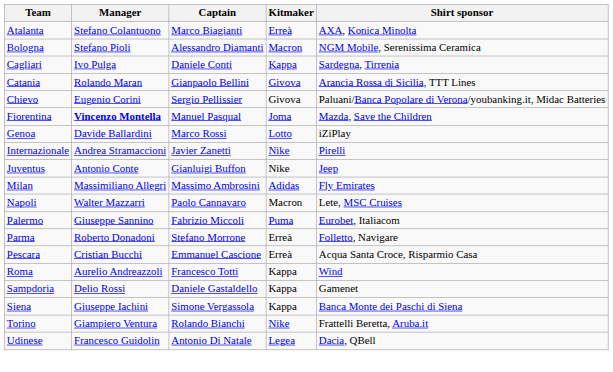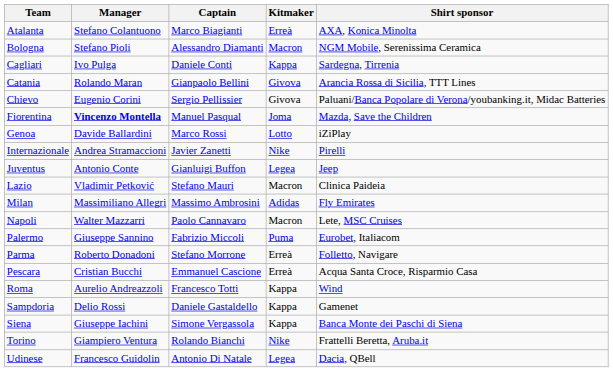(279, 168) Nike -> (282, 168) Legea
+ row: (19, 185)
